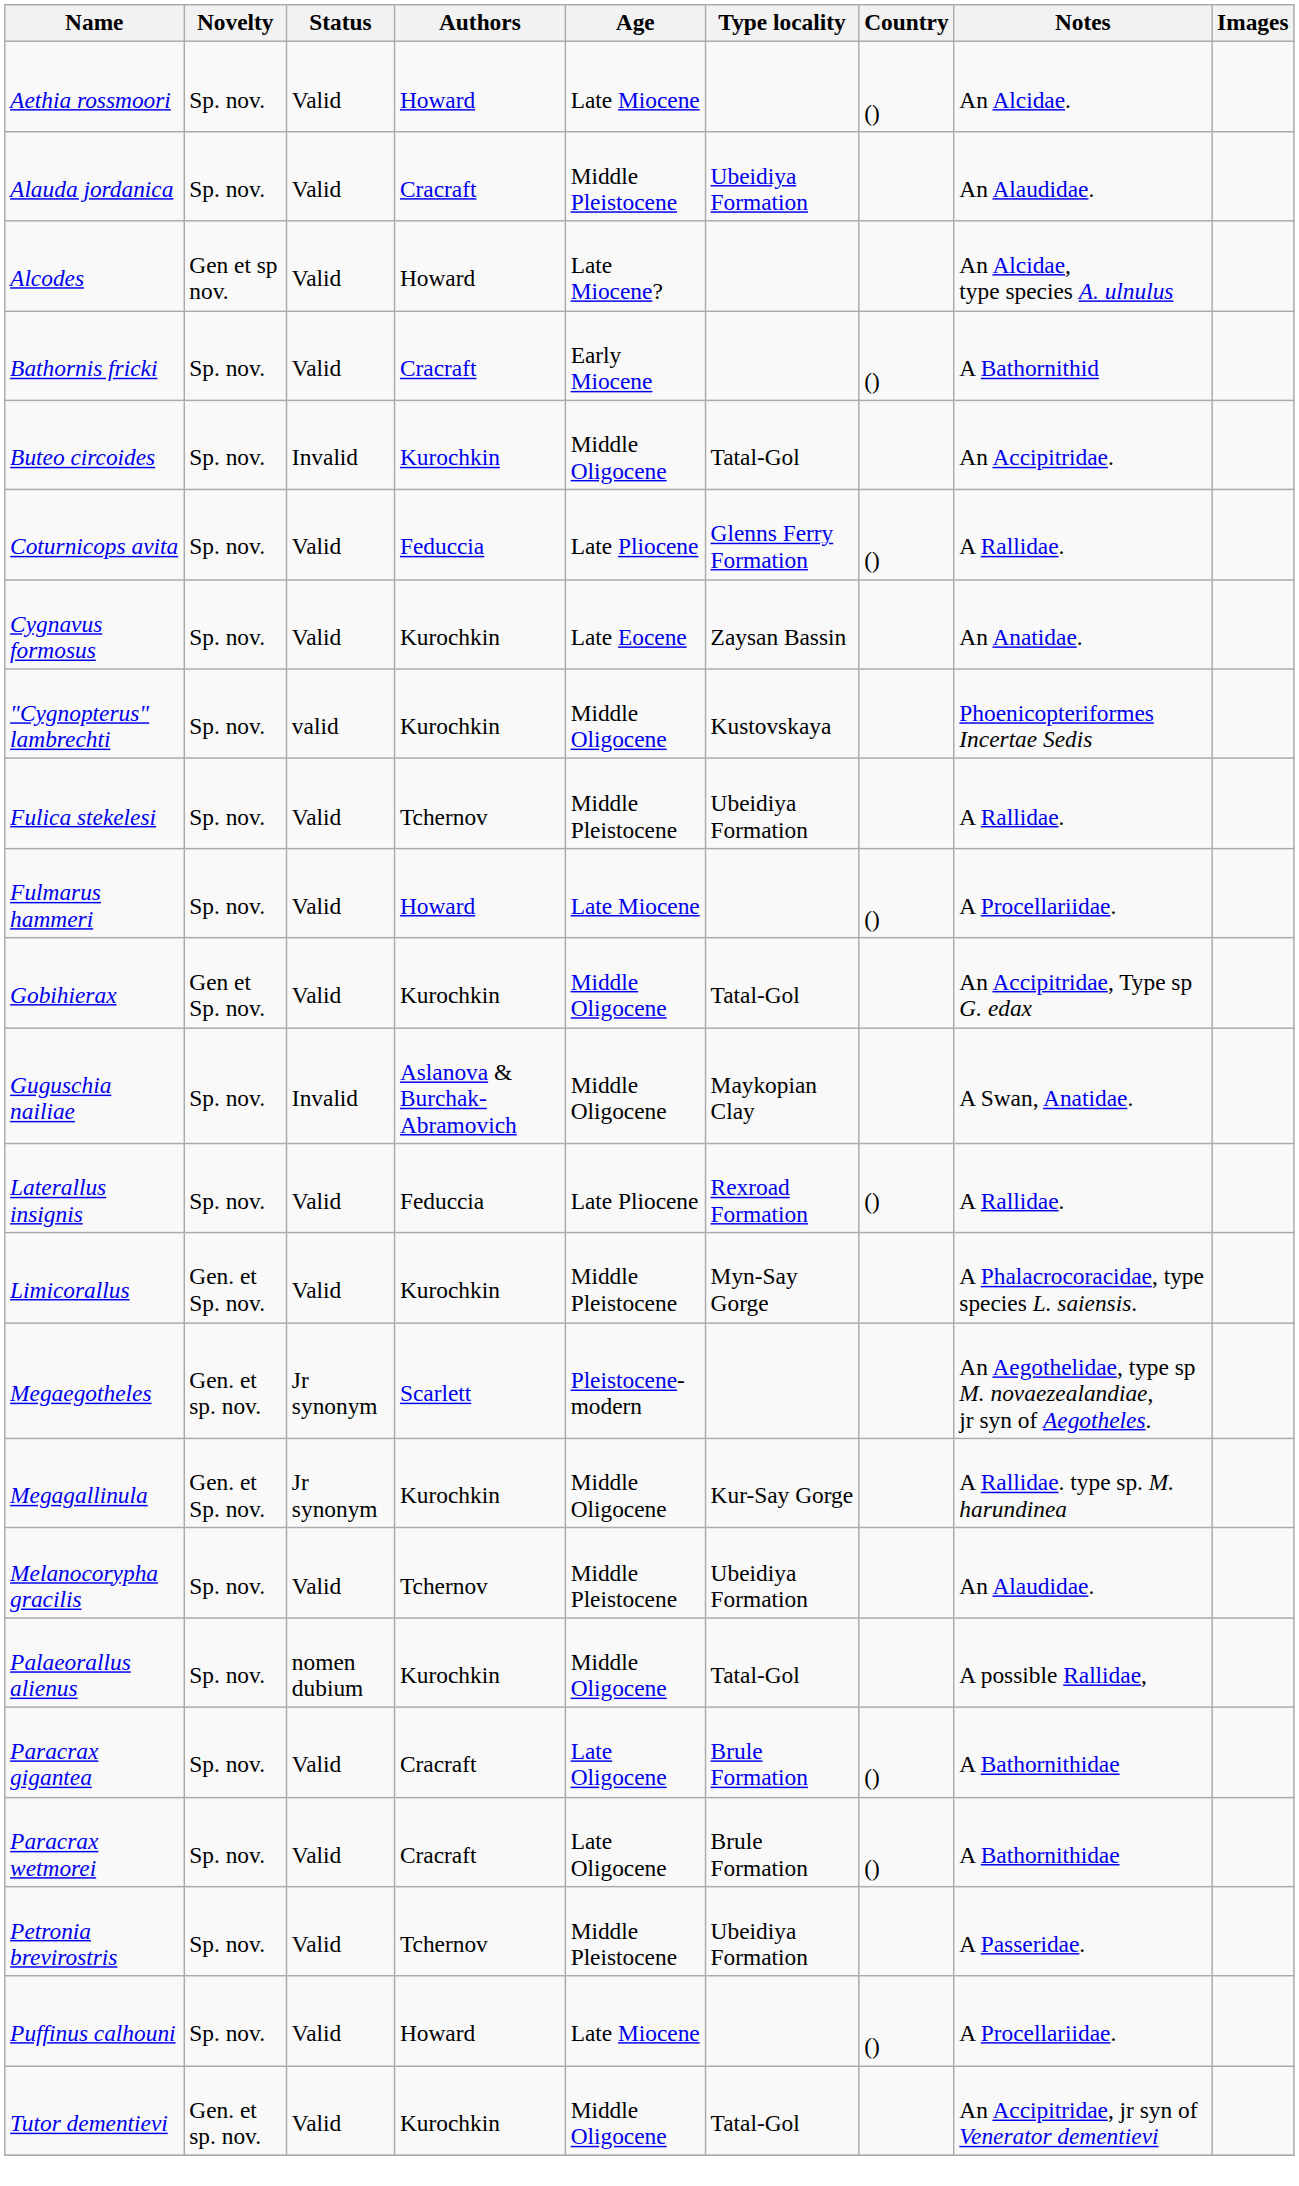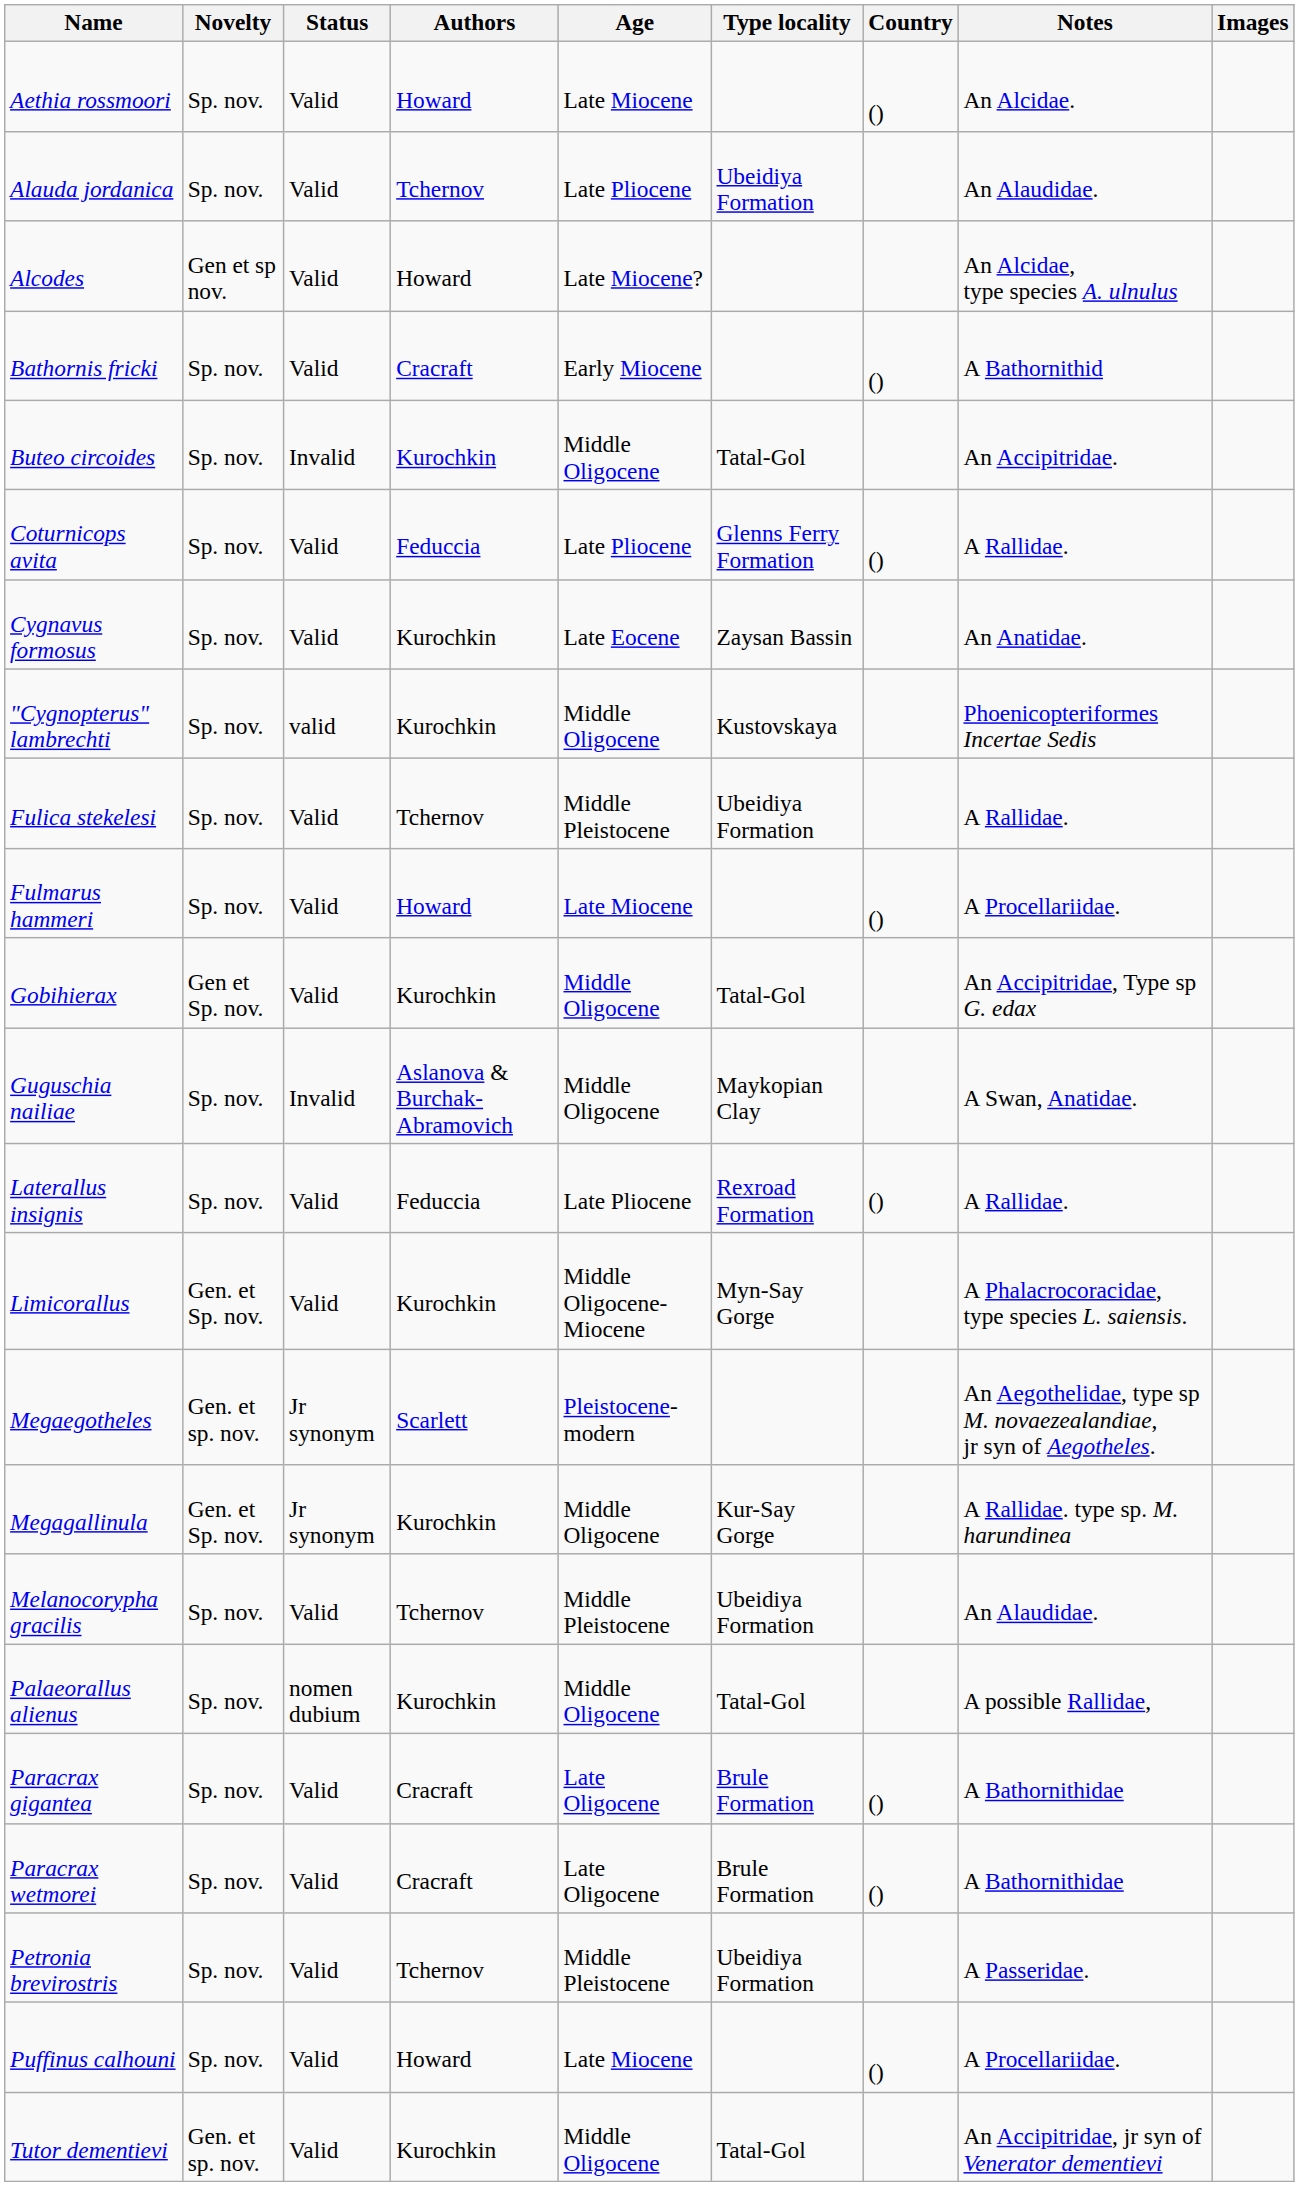(438, 189) Cracraft -> (440, 189) Tchernov
(624, 189) Middle Pleistocene -> (627, 189) Late Pliocene
(624, 1290) Middle Pleistocene -> (615, 1303) Middle Oligocene-Miocene
